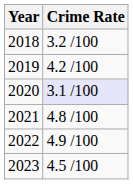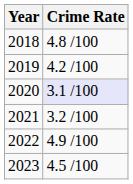(72, 41) 3.2 /100 -> (72, 41) 4.8 /100
(72, 116) 4.8 /100 -> (72, 116) 3.2 /100
